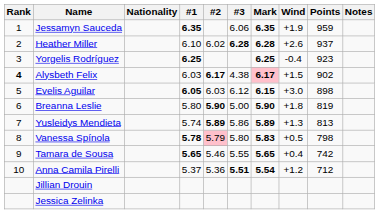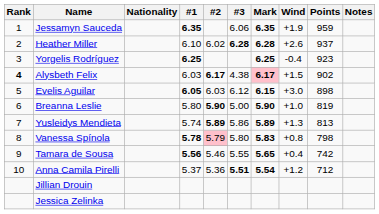(293, 106) +1.8 -> (293, 106) +1.0
(293, 138) +0.5 -> (293, 138) +0.8
(192, 153) 5.65 -> (192, 153) 5.56
